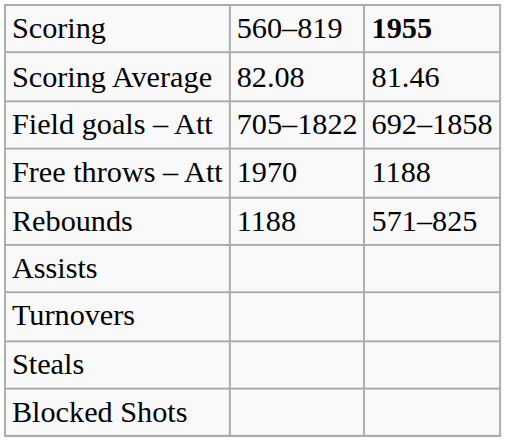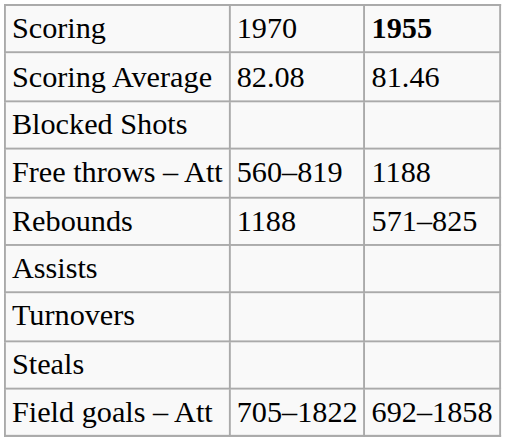(290, 28) 560–819 -> (267, 28) 1970
rows swapped: (112, 124) <-> (100, 412)
(267, 172) 1970 -> (290, 172) 560–819
